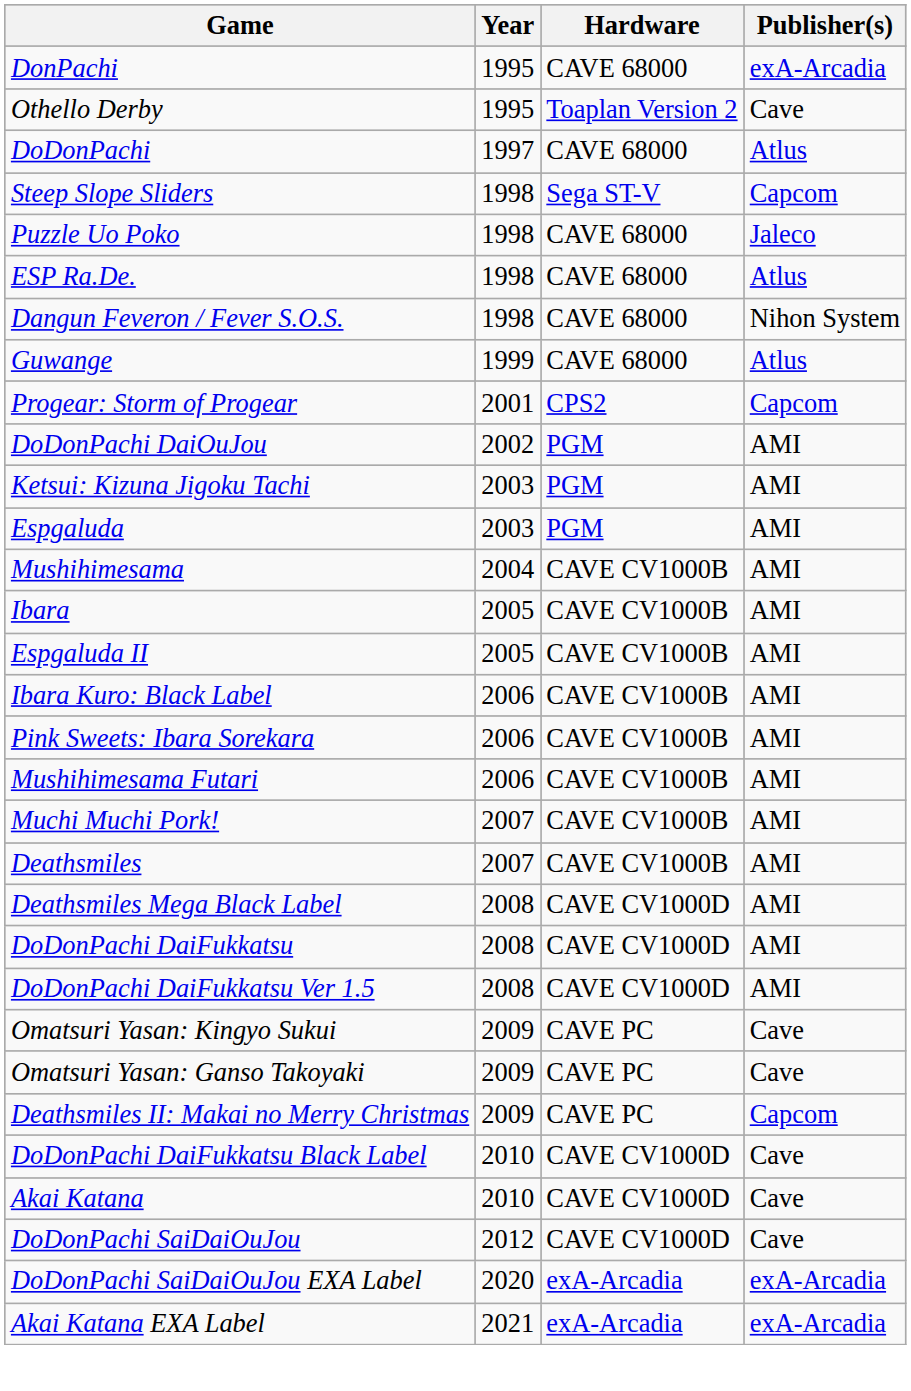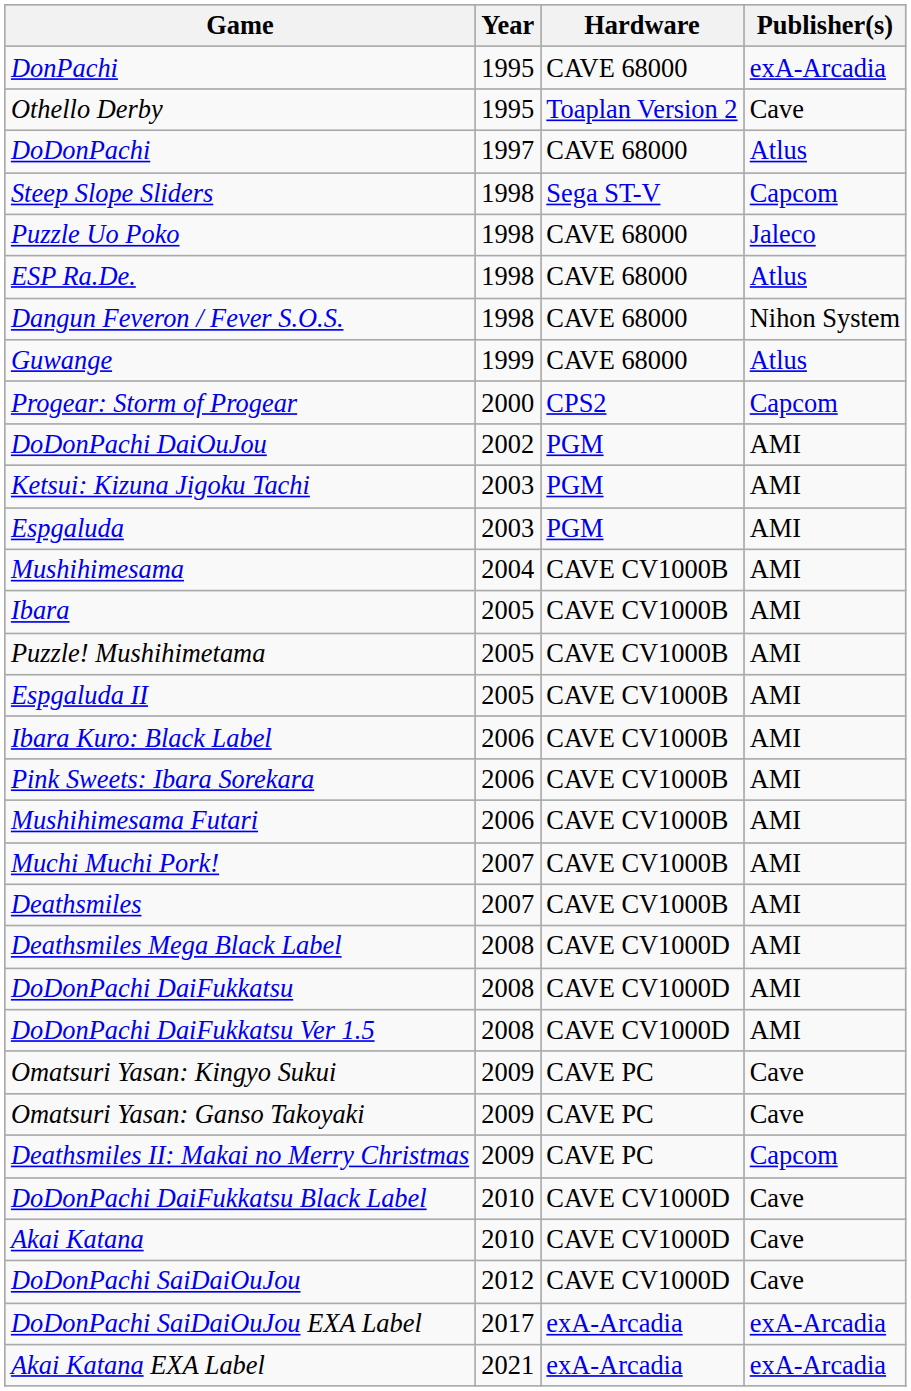(508, 402) 2001 -> (508, 402) 2000
+ row: (138, 653)
(508, 1281) 2020 -> (508, 1323) 2017
